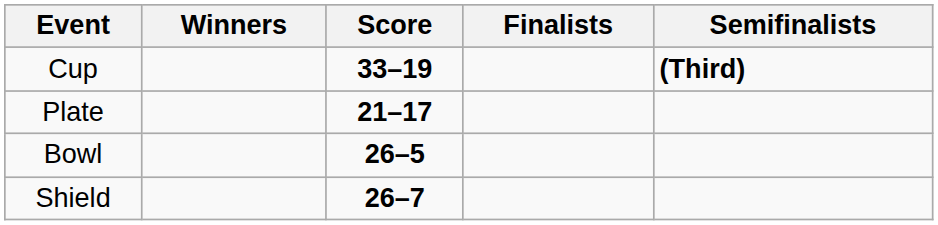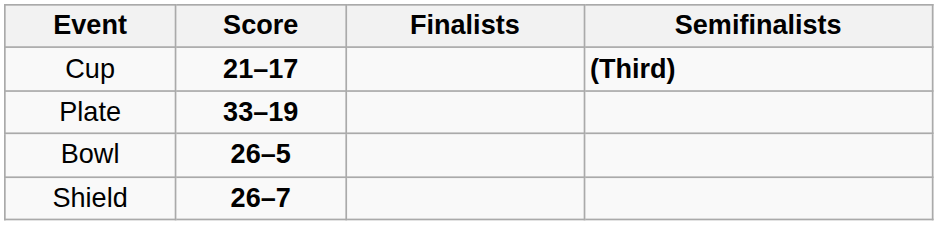- column: (234, 25)
(395, 68) 33–19 -> (261, 68) 21–17
(395, 111) 21–17 -> (261, 111) 33–19
